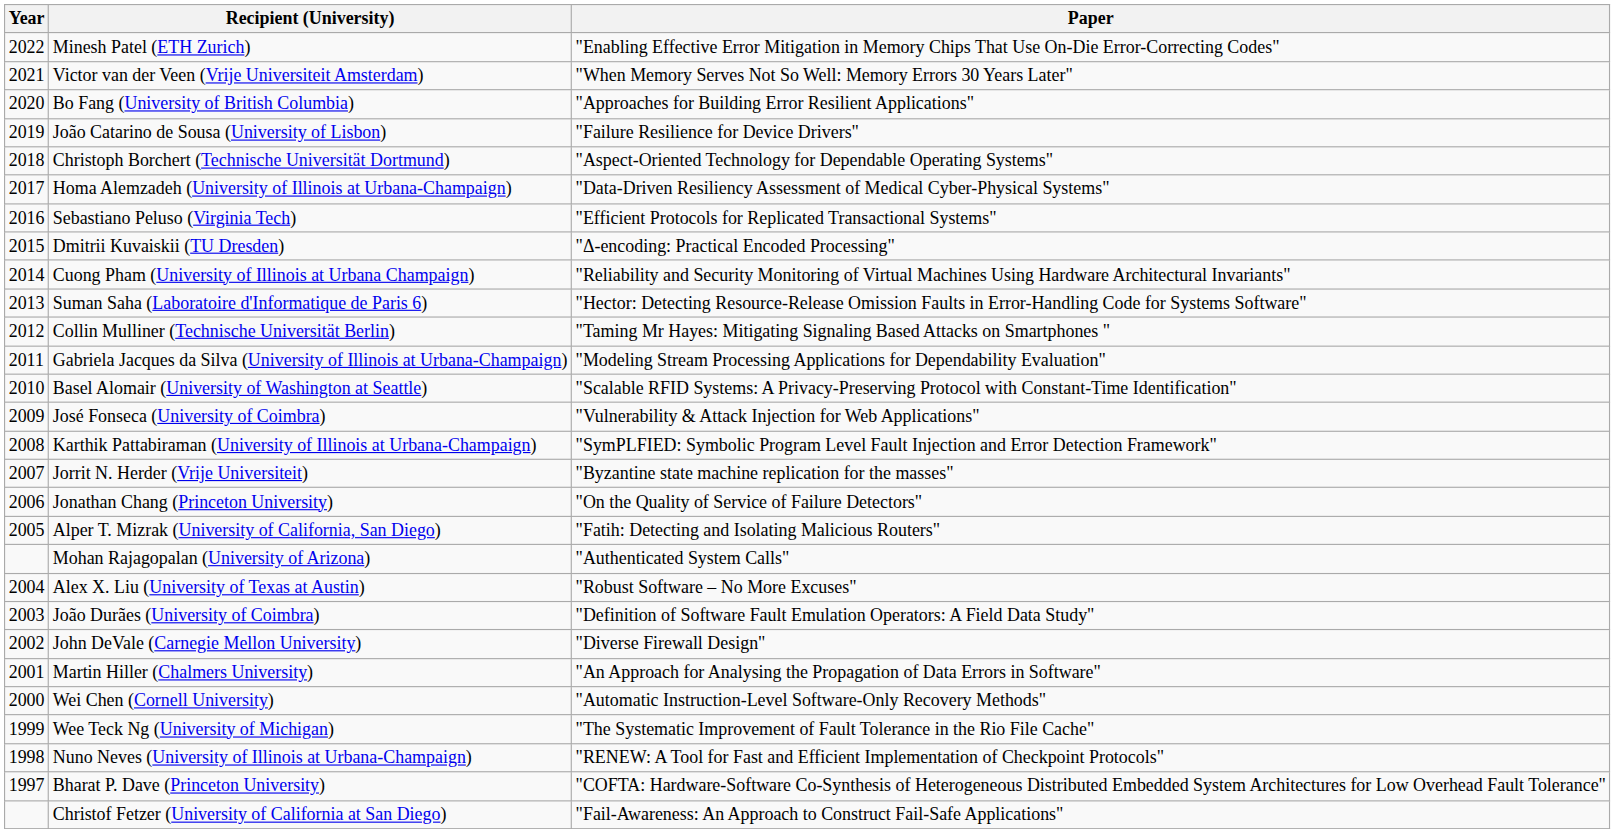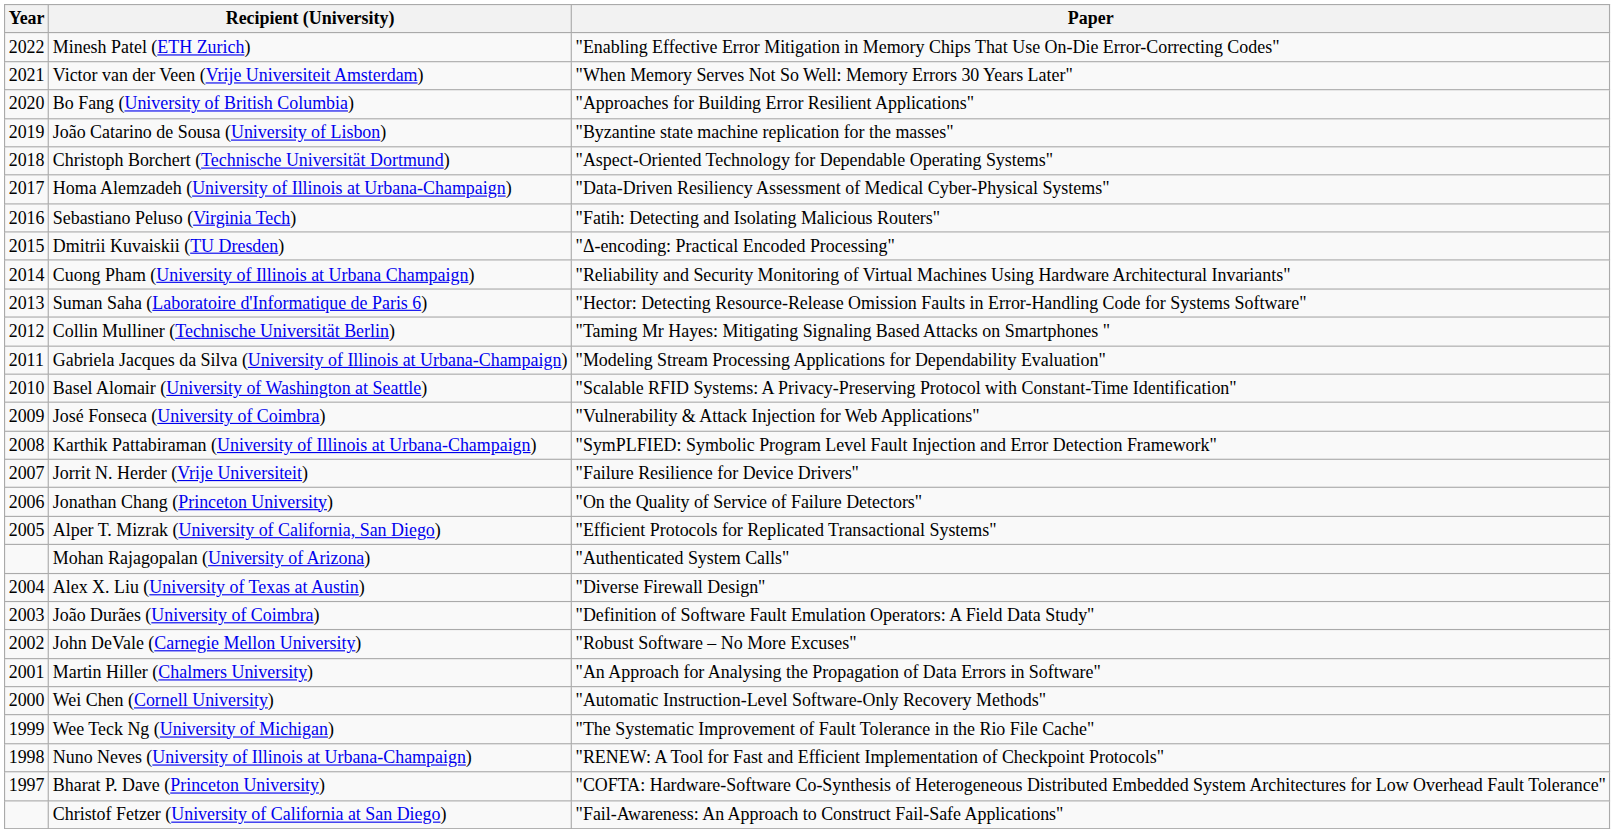(717, 132) "Failure Resilience for Device Drivers" -> (765, 132) "Byzantine state machine replication for the masses"
(786, 217) "Efficient Protocols for Replicated Transactional Systems" -> (758, 217) "Fatih: Detecting and Isolating Malicious Routers"
(765, 473) "Byzantine state machine replication for the masses" -> (717, 473) "Failure Resilience for Device Drivers"
(758, 530) "Fatih: Detecting and Isolating Malicious Routers" -> (786, 530) "Efficient Protocols for Replicated Transactional Systems"
(716, 587) "Robust Software – No More Excuses" -> (671, 587) "Diverse Firewall Design"
(671, 643) "Diverse Firewall Design" -> (716, 643) "Robust Software – No More Excuses"
